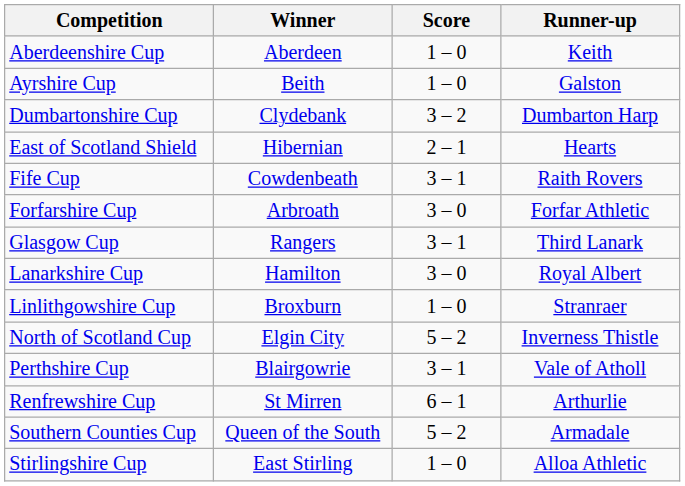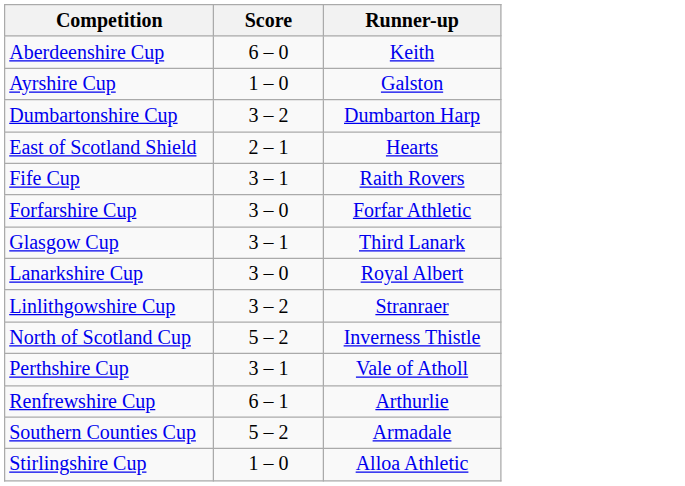- column: (303, 20)
(446, 52) 1 – 0 -> (268, 52) 6 – 0
(446, 305) 1 – 0 -> (268, 305) 3 – 2
